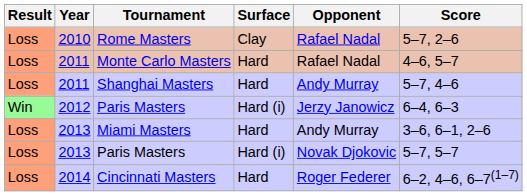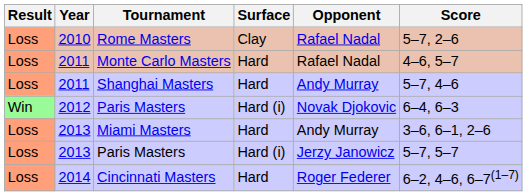(346, 107) Jerzy Janowicz -> (346, 107) Novak Djokovic
(346, 152) Novak Djokovic -> (346, 152) Jerzy Janowicz
